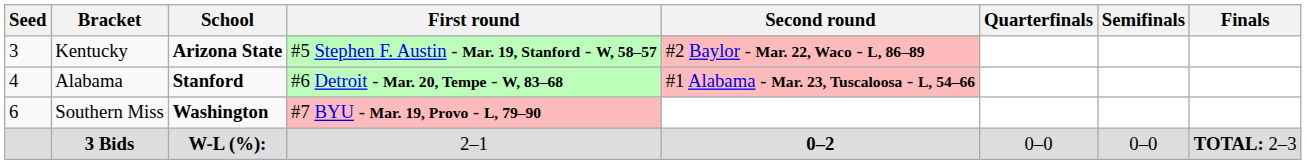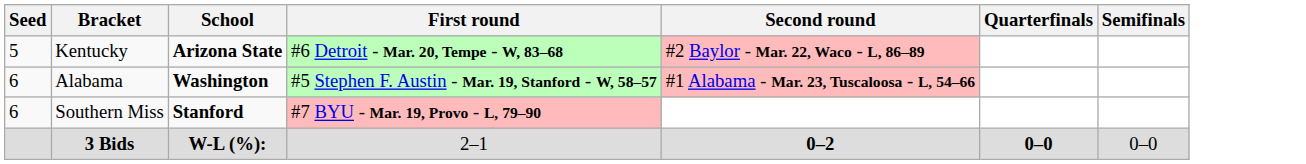- column: (1245, 20)
(14, 51) 3 -> (14, 51) 5
(474, 51) #5 Stephen F. Austin - Mar. 19, Stanford - W, 58–57 -> (427, 51) #6 Detroit - Mar. 20, Tempe - W, 83–68
(14, 82) 4 -> (14, 82) 6
(208, 82) Stanford -> (220, 82) Washington
(427, 82) #6 Detroit - Mar. 20, Tempe - W, 83–68 -> (474, 82) #5 Stephen F. Austin - Mar. 19, Stanford - W, 58–57
(220, 112) Washington -> (208, 112) Stanford
(1038, 143) normal -> (1038, 143) bold
